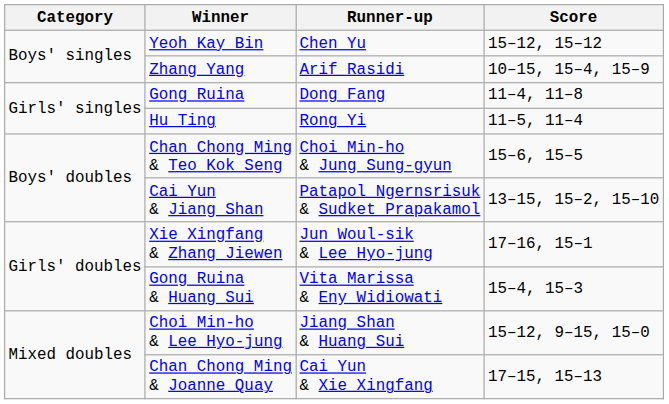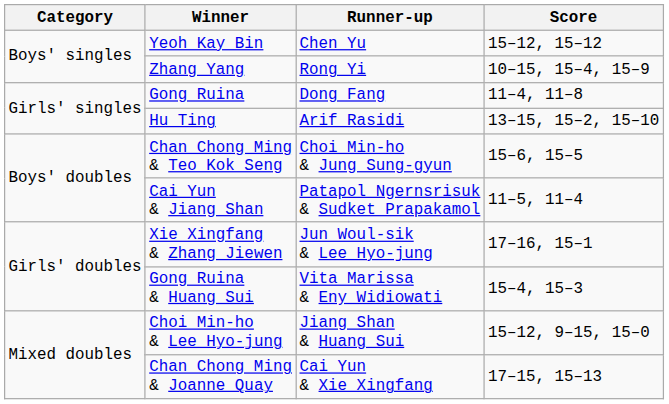(352, 69) Arif Rasidi -> (333, 69) Rong Yi
(333, 121) Rong Yi -> (352, 121) Arif Rasidi
(535, 121) 11–5, 11–4 -> (574, 121) 13–15, 15–2, 15–10
(574, 200) 13–15, 15–2, 15–10 -> (535, 200) 11–5, 11–4
